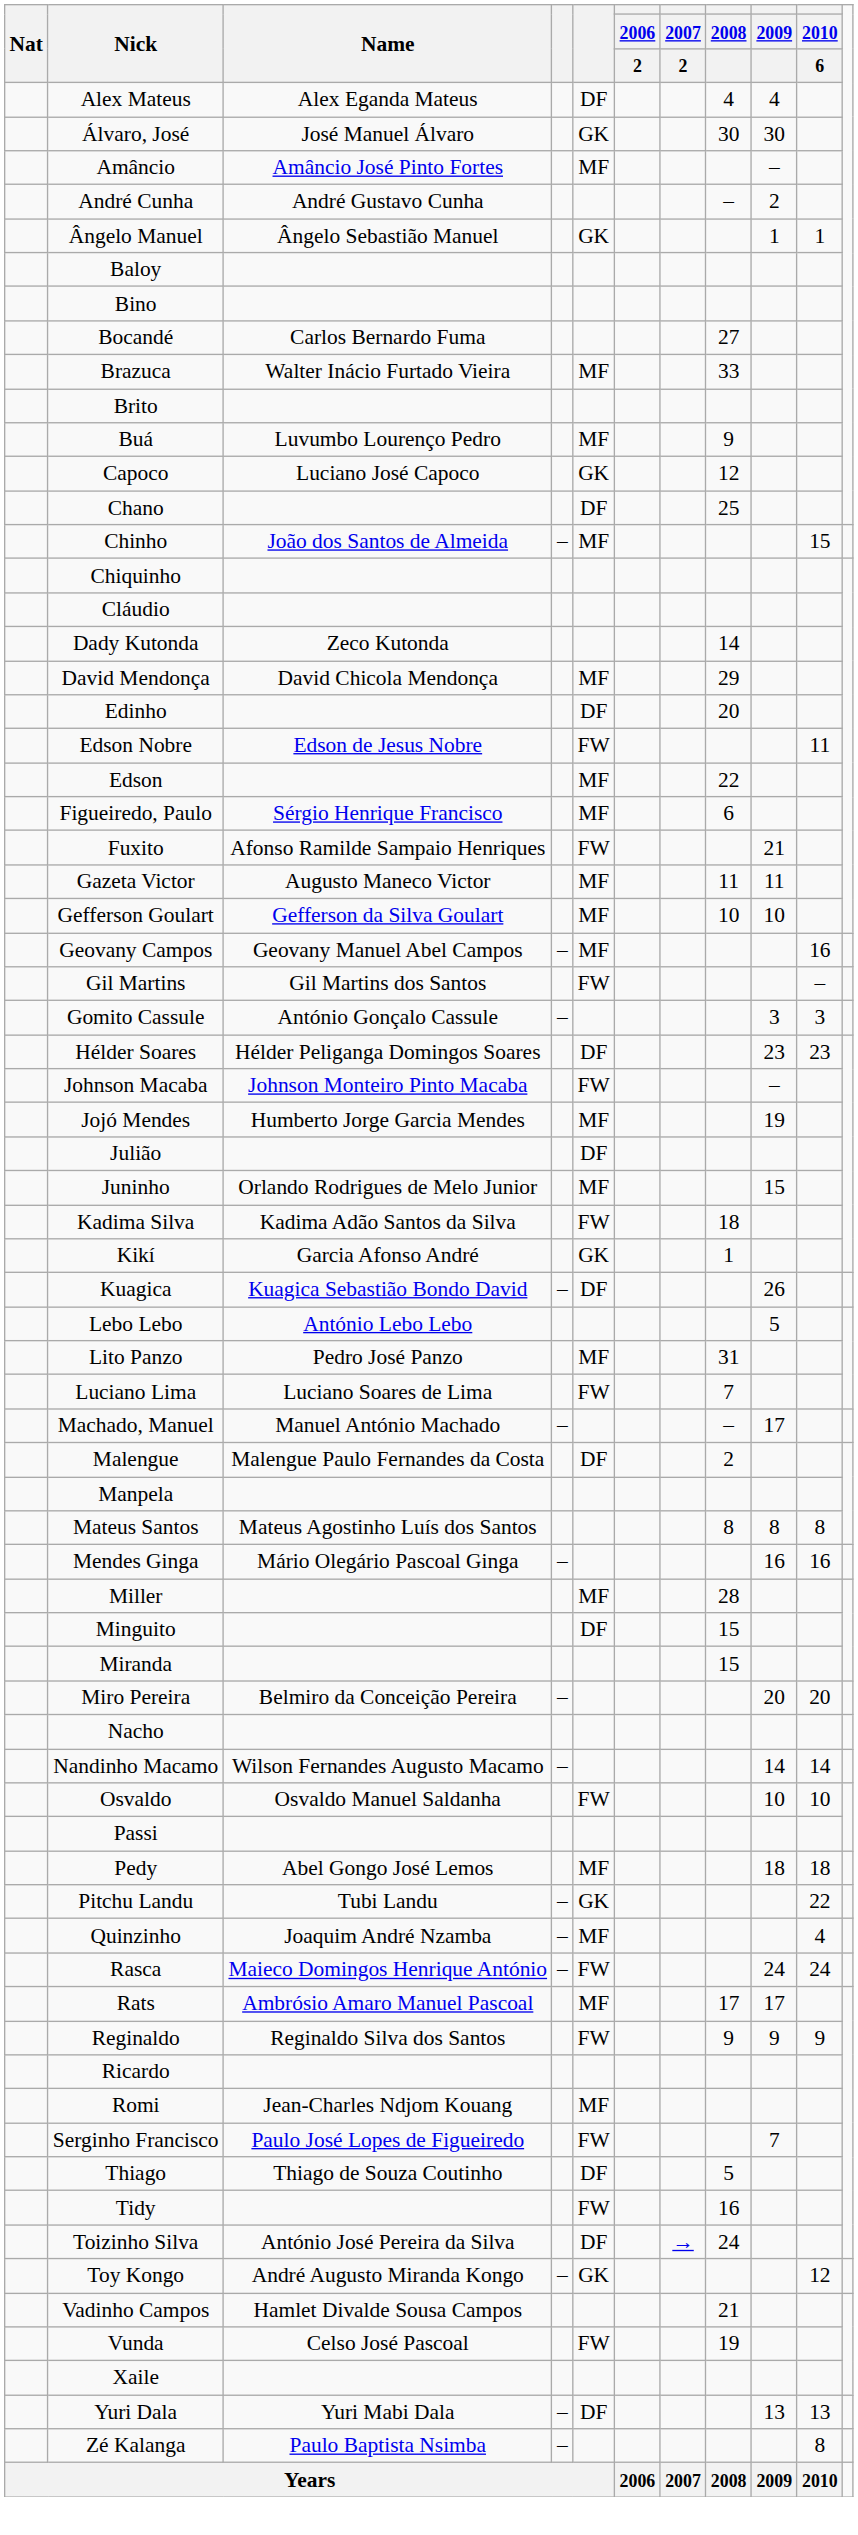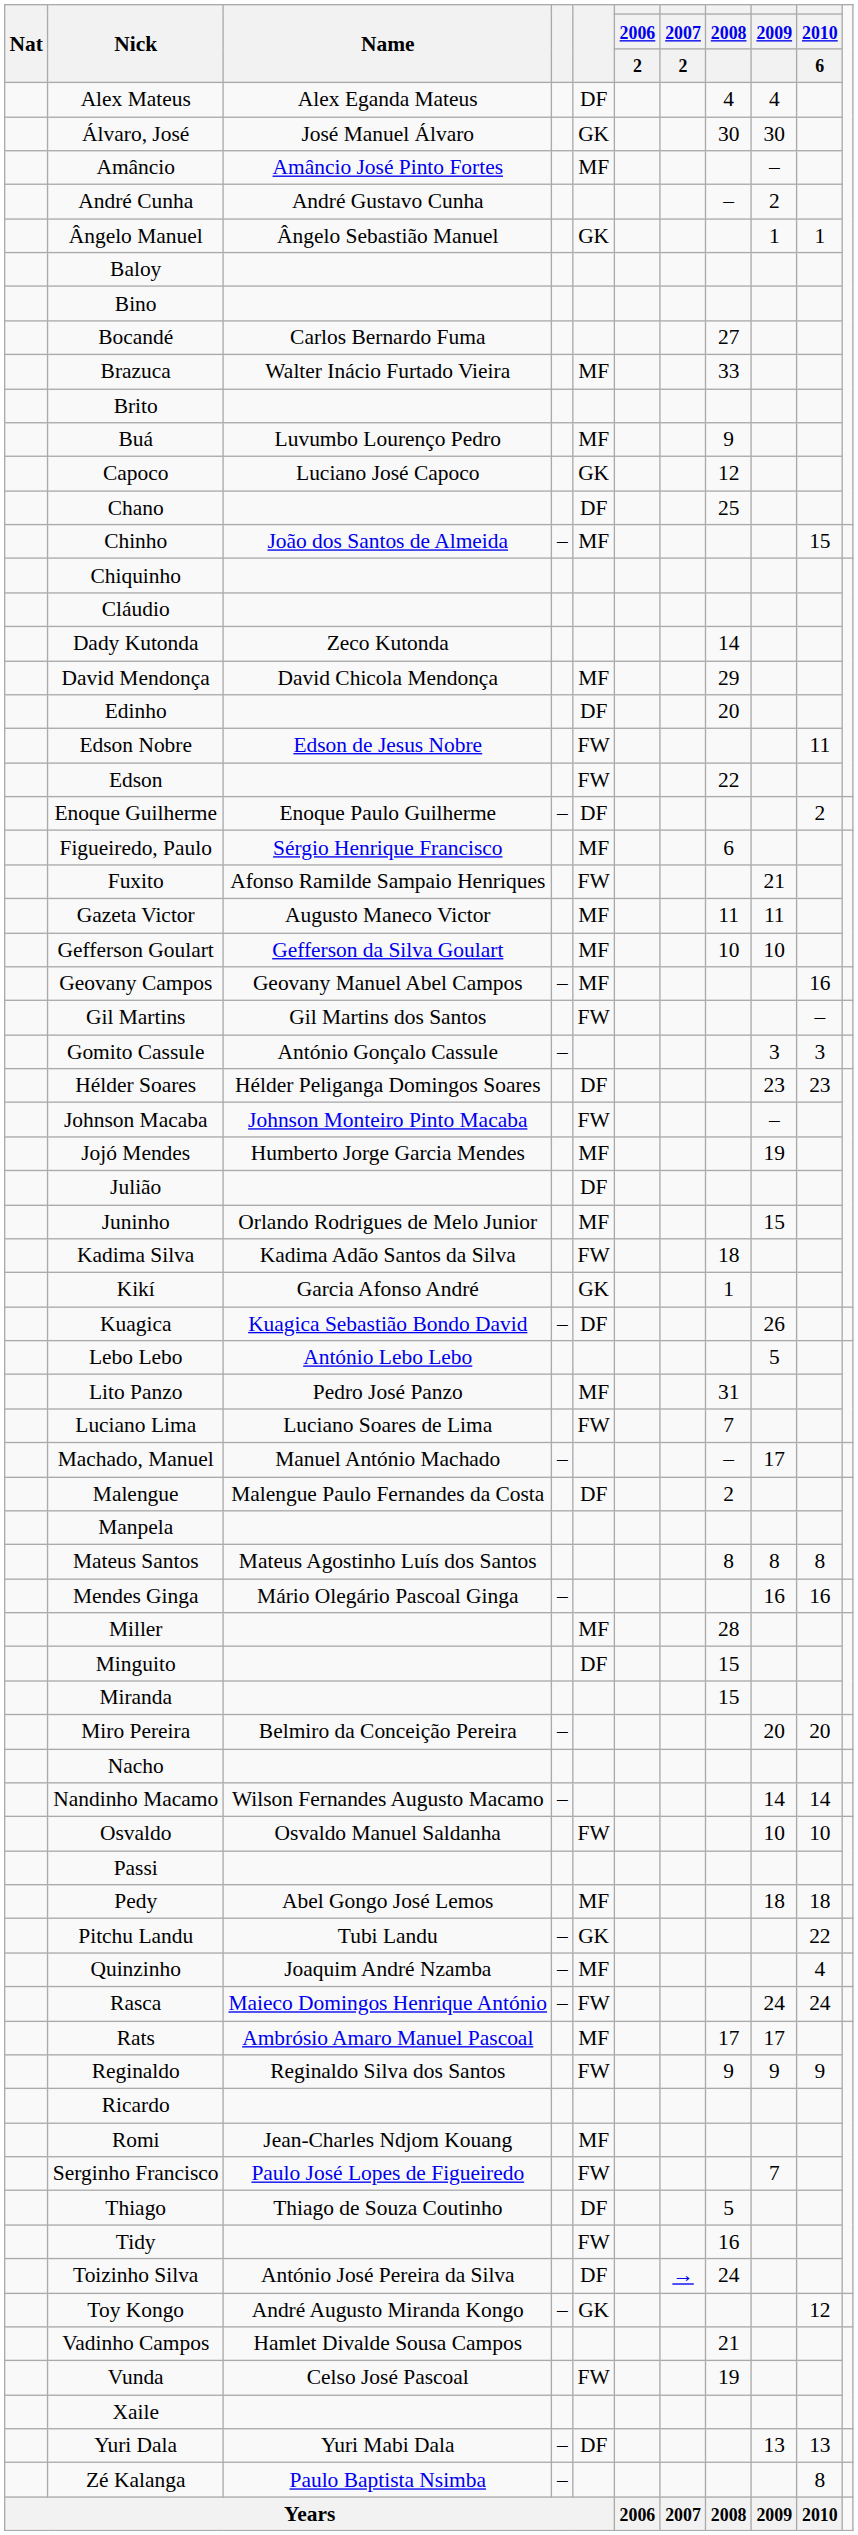(594, 779) MF -> (594, 779) FW
+ row: (136, 813)
